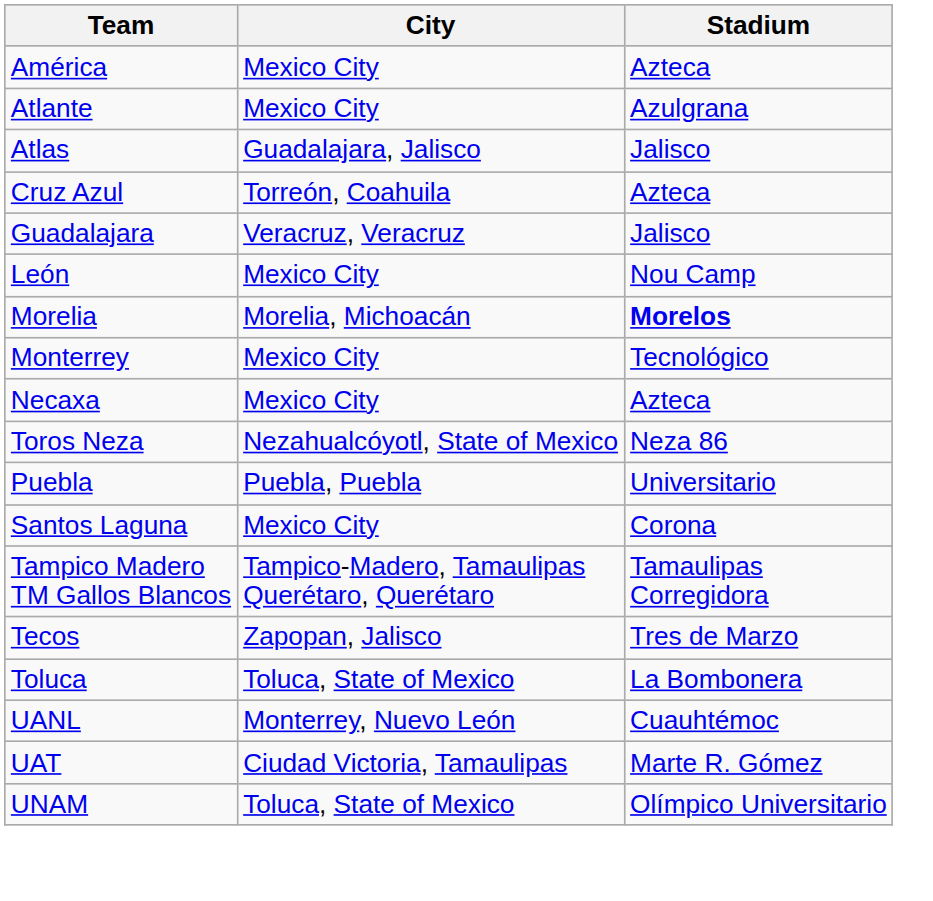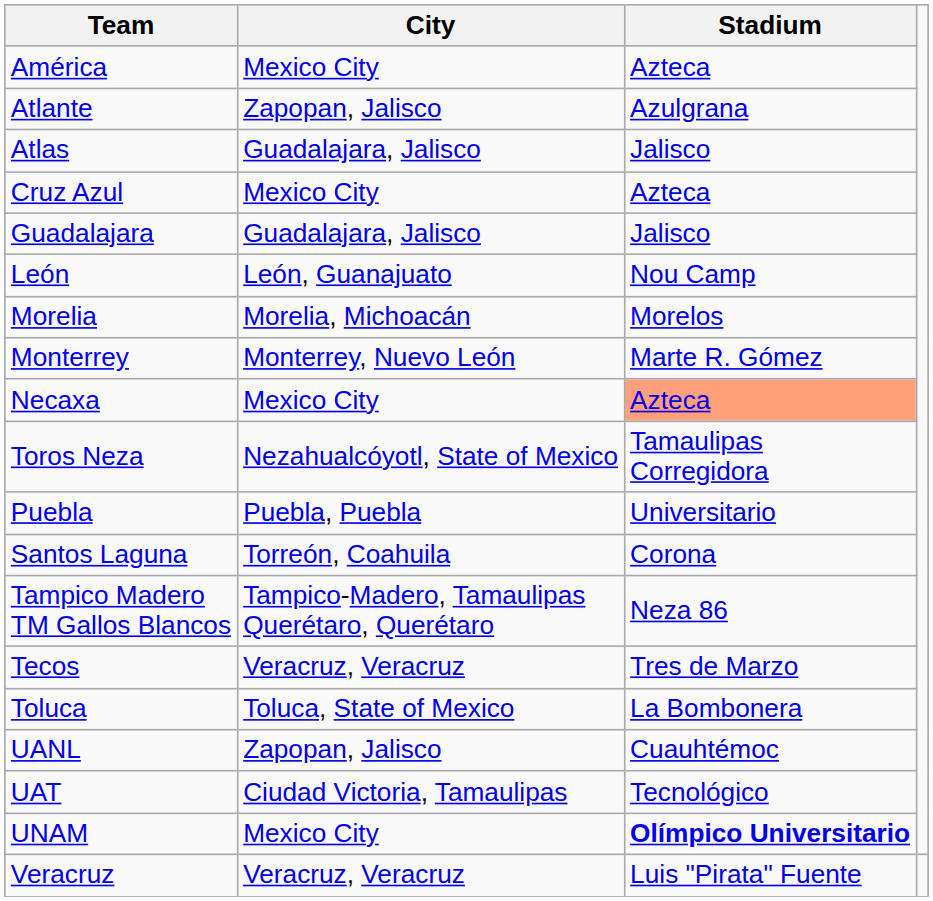(311, 108) Mexico City -> (342, 108) Zapopan, Jalisco
(347, 191) Torreón, Coahuila -> (311, 191) Mexico City
(354, 233) Veracruz, Veracruz -> (362, 233) Guadalajara, Jalisco
(311, 274) Mexico City -> (347, 274) León, Guanajuato
(680, 316) bold -> (677, 316) normal
(311, 358) Mexico City -> (379, 358) Monterrey, Nuevo León
(699, 358) Tecnológico -> (726, 358) Marte R. Gómez
(670, 399) no background -> (670, 399) lightsalmon background
(679, 441) Neza 86 -> (699, 456) Tamaulipas Corregidora
(311, 524) Mexico City -> (347, 554) Torreón, Coahuila
(699, 581) Tamaulipas Corregidora -> (679, 610) Neza 86
(342, 637) Zapopan, Jalisco -> (354, 666) Veracruz, Veracruz
(379, 720) Monterrey, Nuevo León -> (342, 750) Zapopan, Jalisco
(726, 762) Marte R. Gómez -> (699, 791) Tecnológico
(379, 803) Toluca, State of Mexico -> (311, 833) Mexico City
(758, 803) normal -> (770, 833) bold
+ row: (63, 875)
